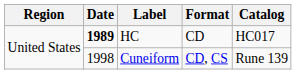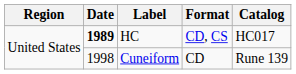(195, 36) CD -> (207, 36) CD, CS
(207, 58) CD, CS -> (195, 58) CD
